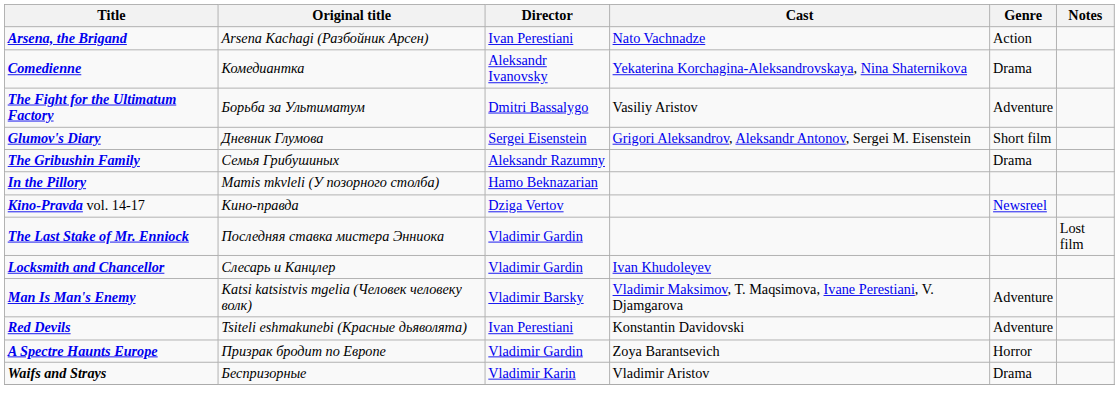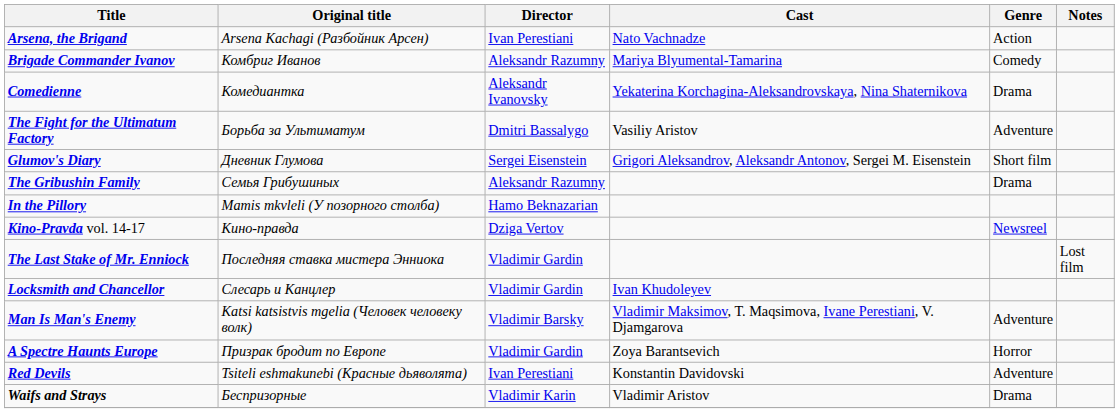+ row: (91, 60)
rows swapped: (39, 328) <-> (83, 350)
